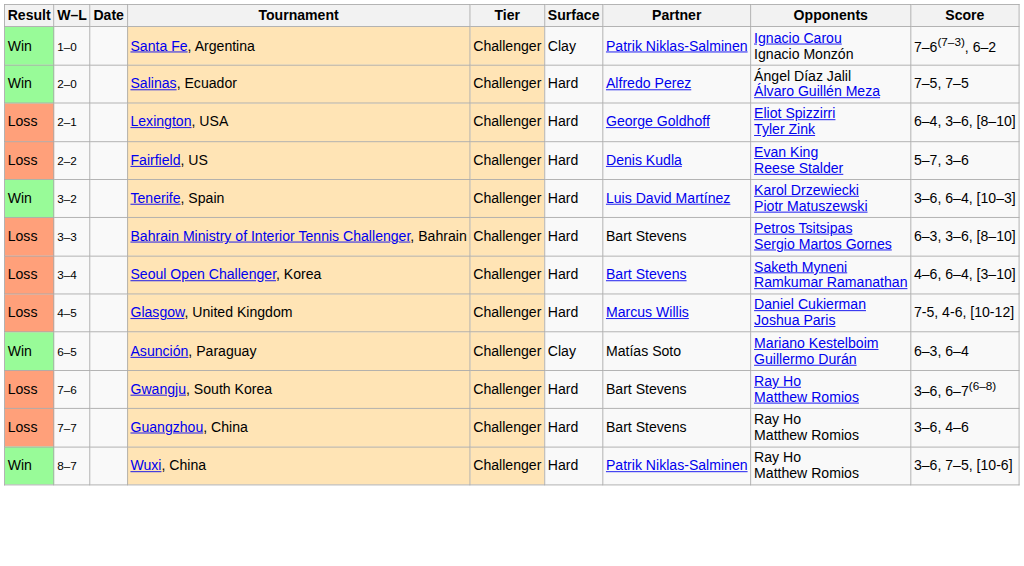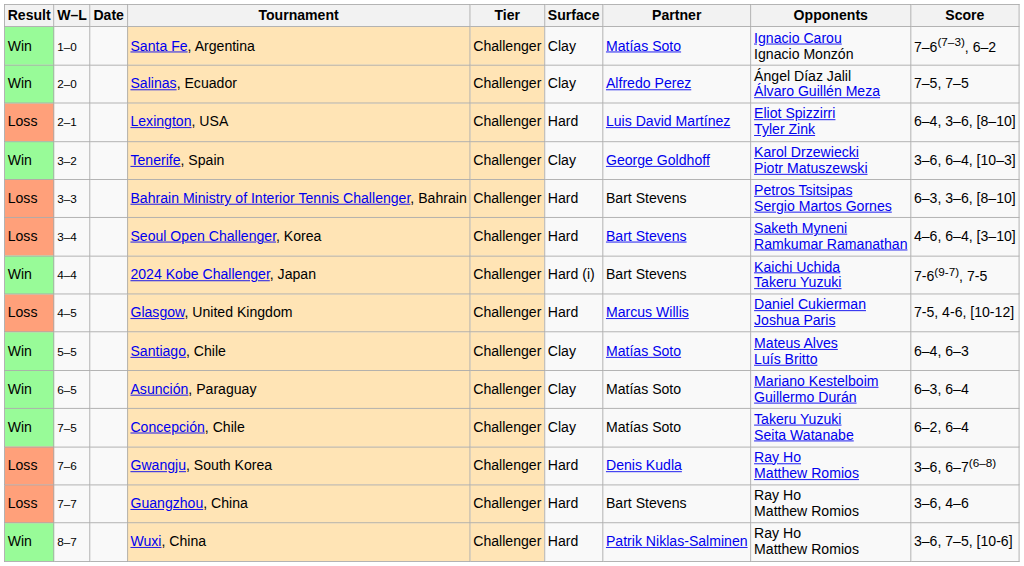(677, 45) Patrik Niklas-Salminen -> (644, 45) Matías Soto
(563, 84) Hard -> (562, 84) Clay
(658, 122) George Goldhoff -> (668, 122) Luis David Martínez
- row: (169, 160)
(563, 198) Hard -> (562, 160) Clay
(668, 198) Luis David Martínez -> (658, 160) George Goldhoff
+ row: (223, 274)
+ row: (178, 351)
+ row: (188, 427)
(646, 389) Bart Stevens -> (644, 465) Denis Kudla
